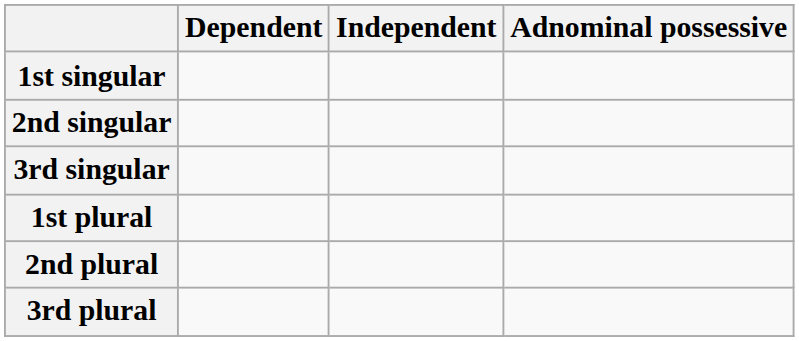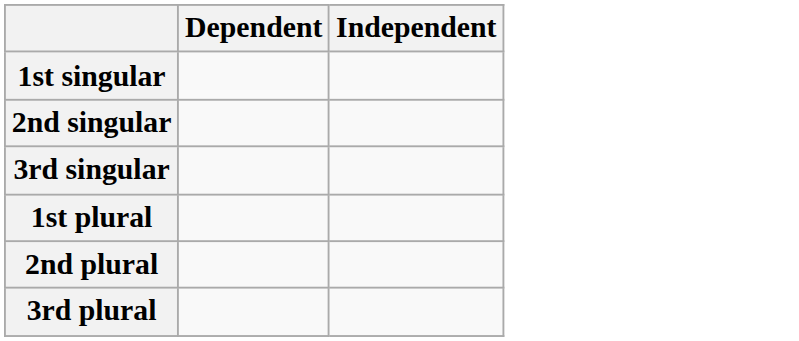- column: (649, 28)
